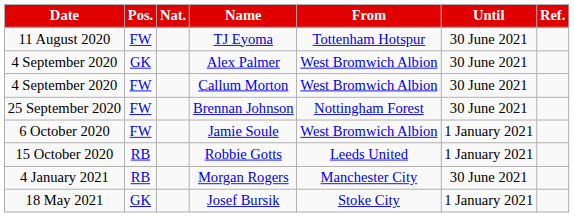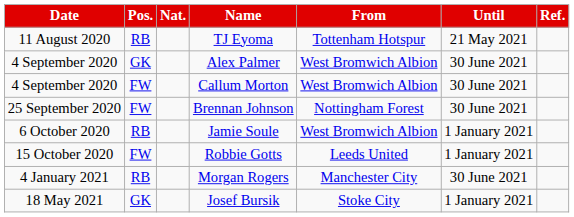(140, 39) FW -> (140, 39) RB
(489, 39) 30 June 2021 -> (489, 39) 21 May 2021
(140, 131) FW -> (140, 131) RB
(140, 154) RB -> (140, 154) FW
